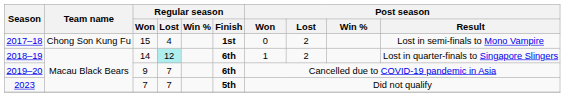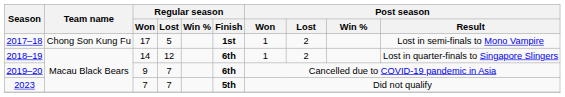(145, 41) 15 -> (145, 41) 17
(169, 41) 4 -> (169, 41) 5
(265, 41) 0 -> (265, 41) 1
(169, 56) paleturquoise background -> (169, 56) no background
